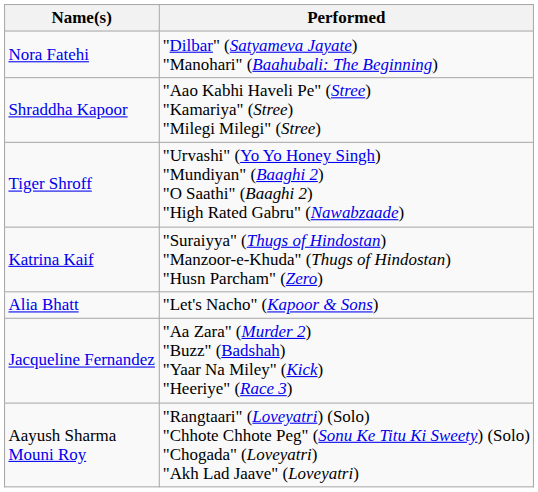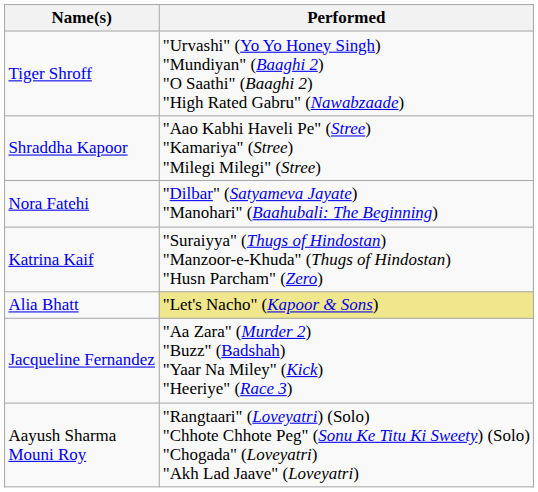rows swapped: (49, 54) <-> (50, 184)
(271, 305) no background -> (271, 305) khaki background
